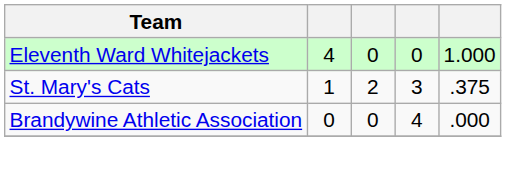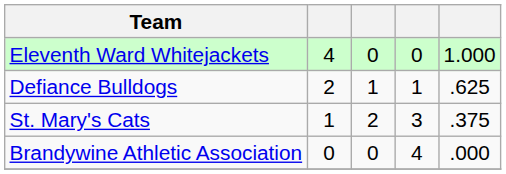+ row: (93, 87)
